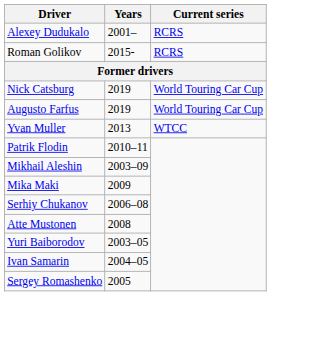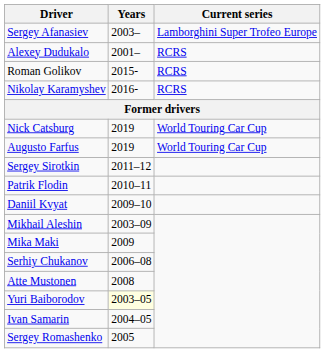+ row: (48, 32)
+ row: (56, 89)
- row: (36, 128)
+ row: (43, 166)
+ row: (37, 204)
(128, 242) no background -> (131, 299) lightyellow background
